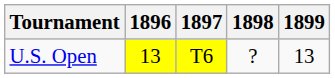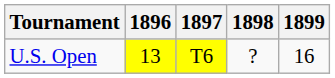(304, 56) 13 -> (304, 56) 16
